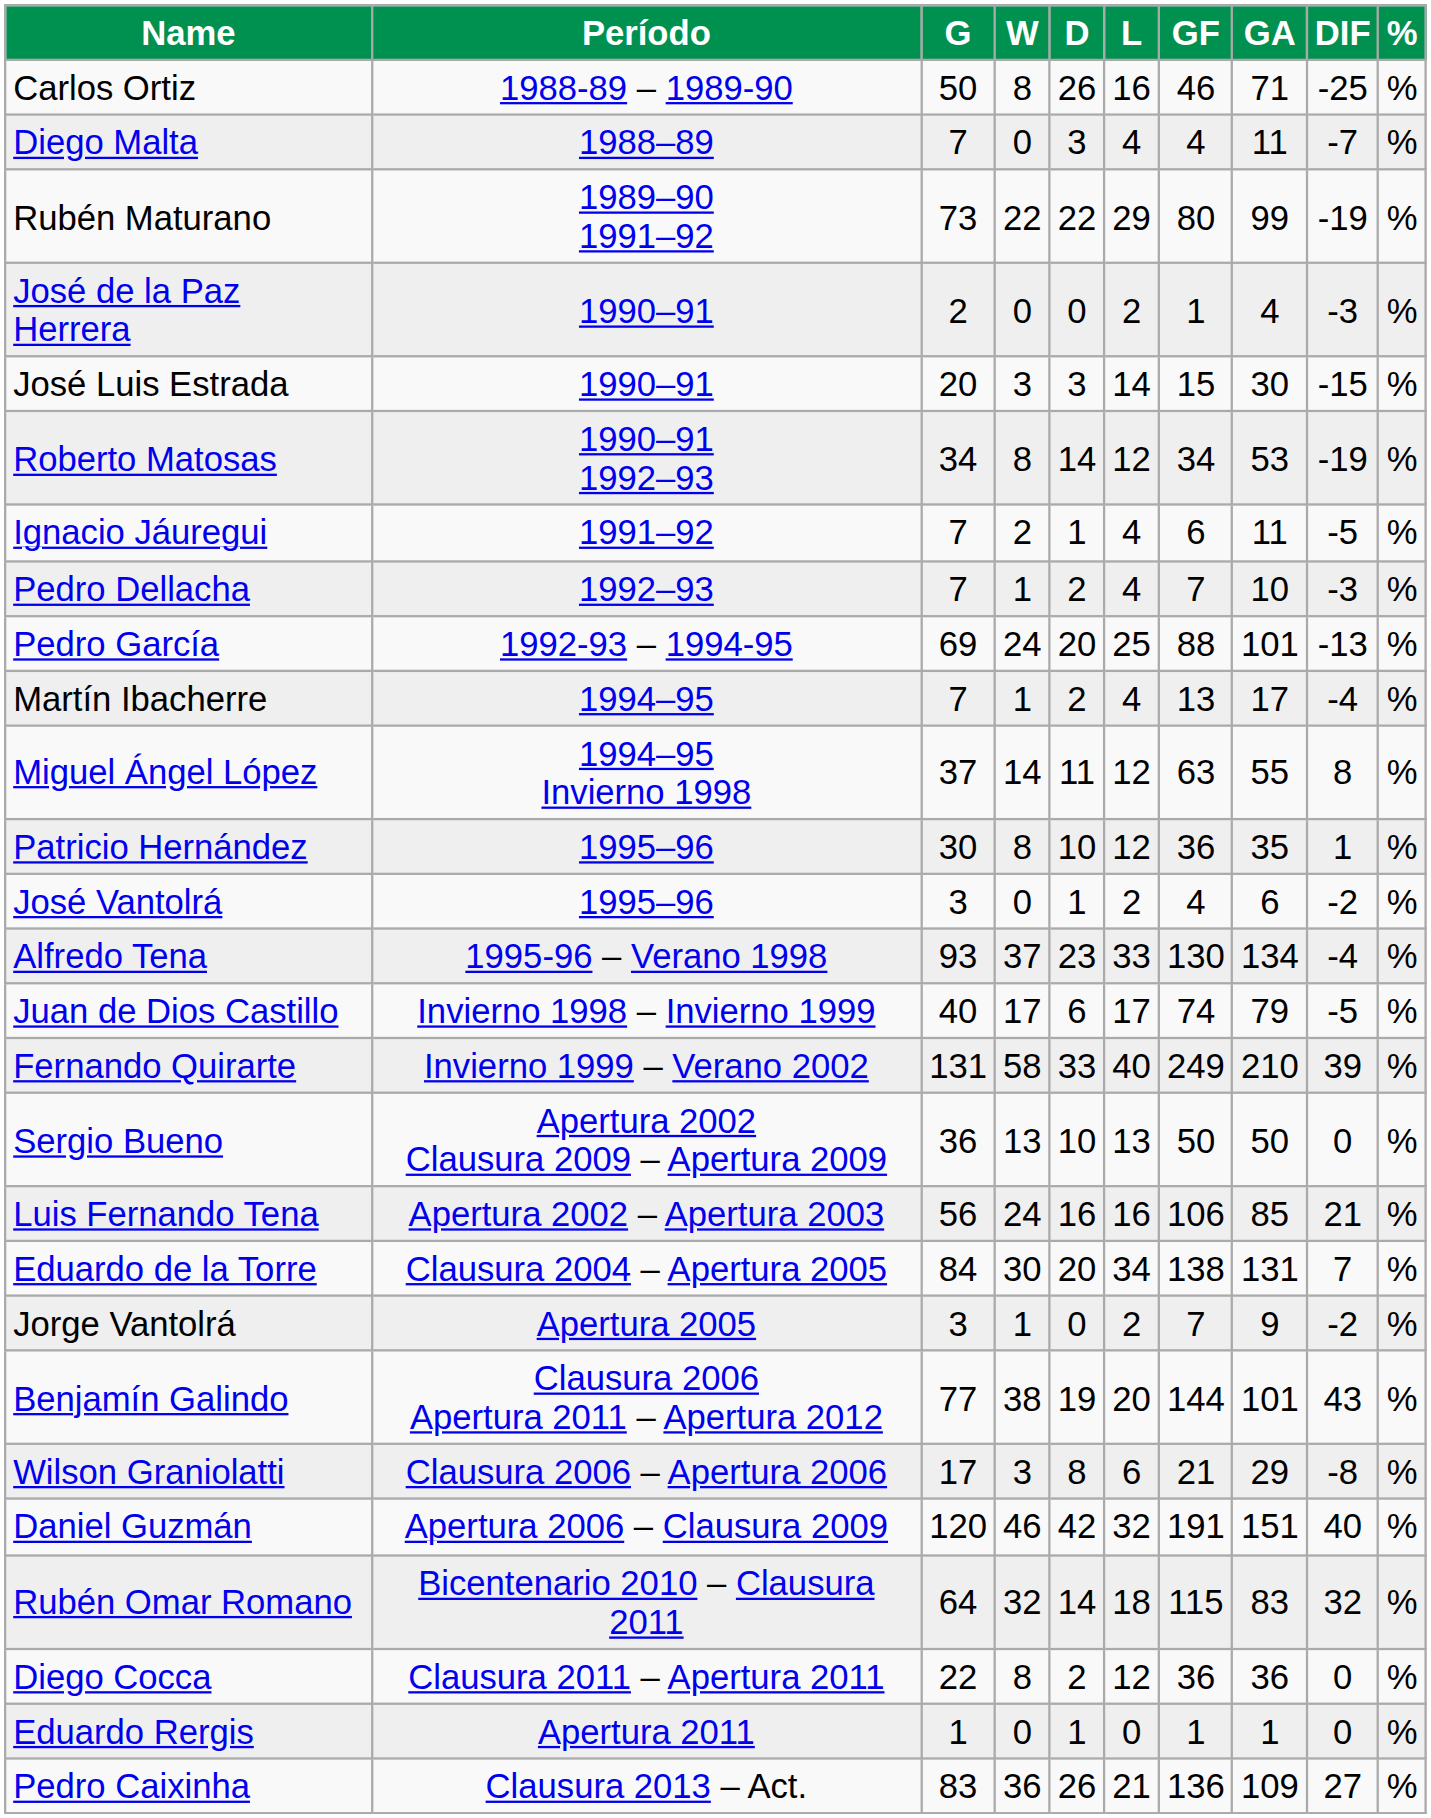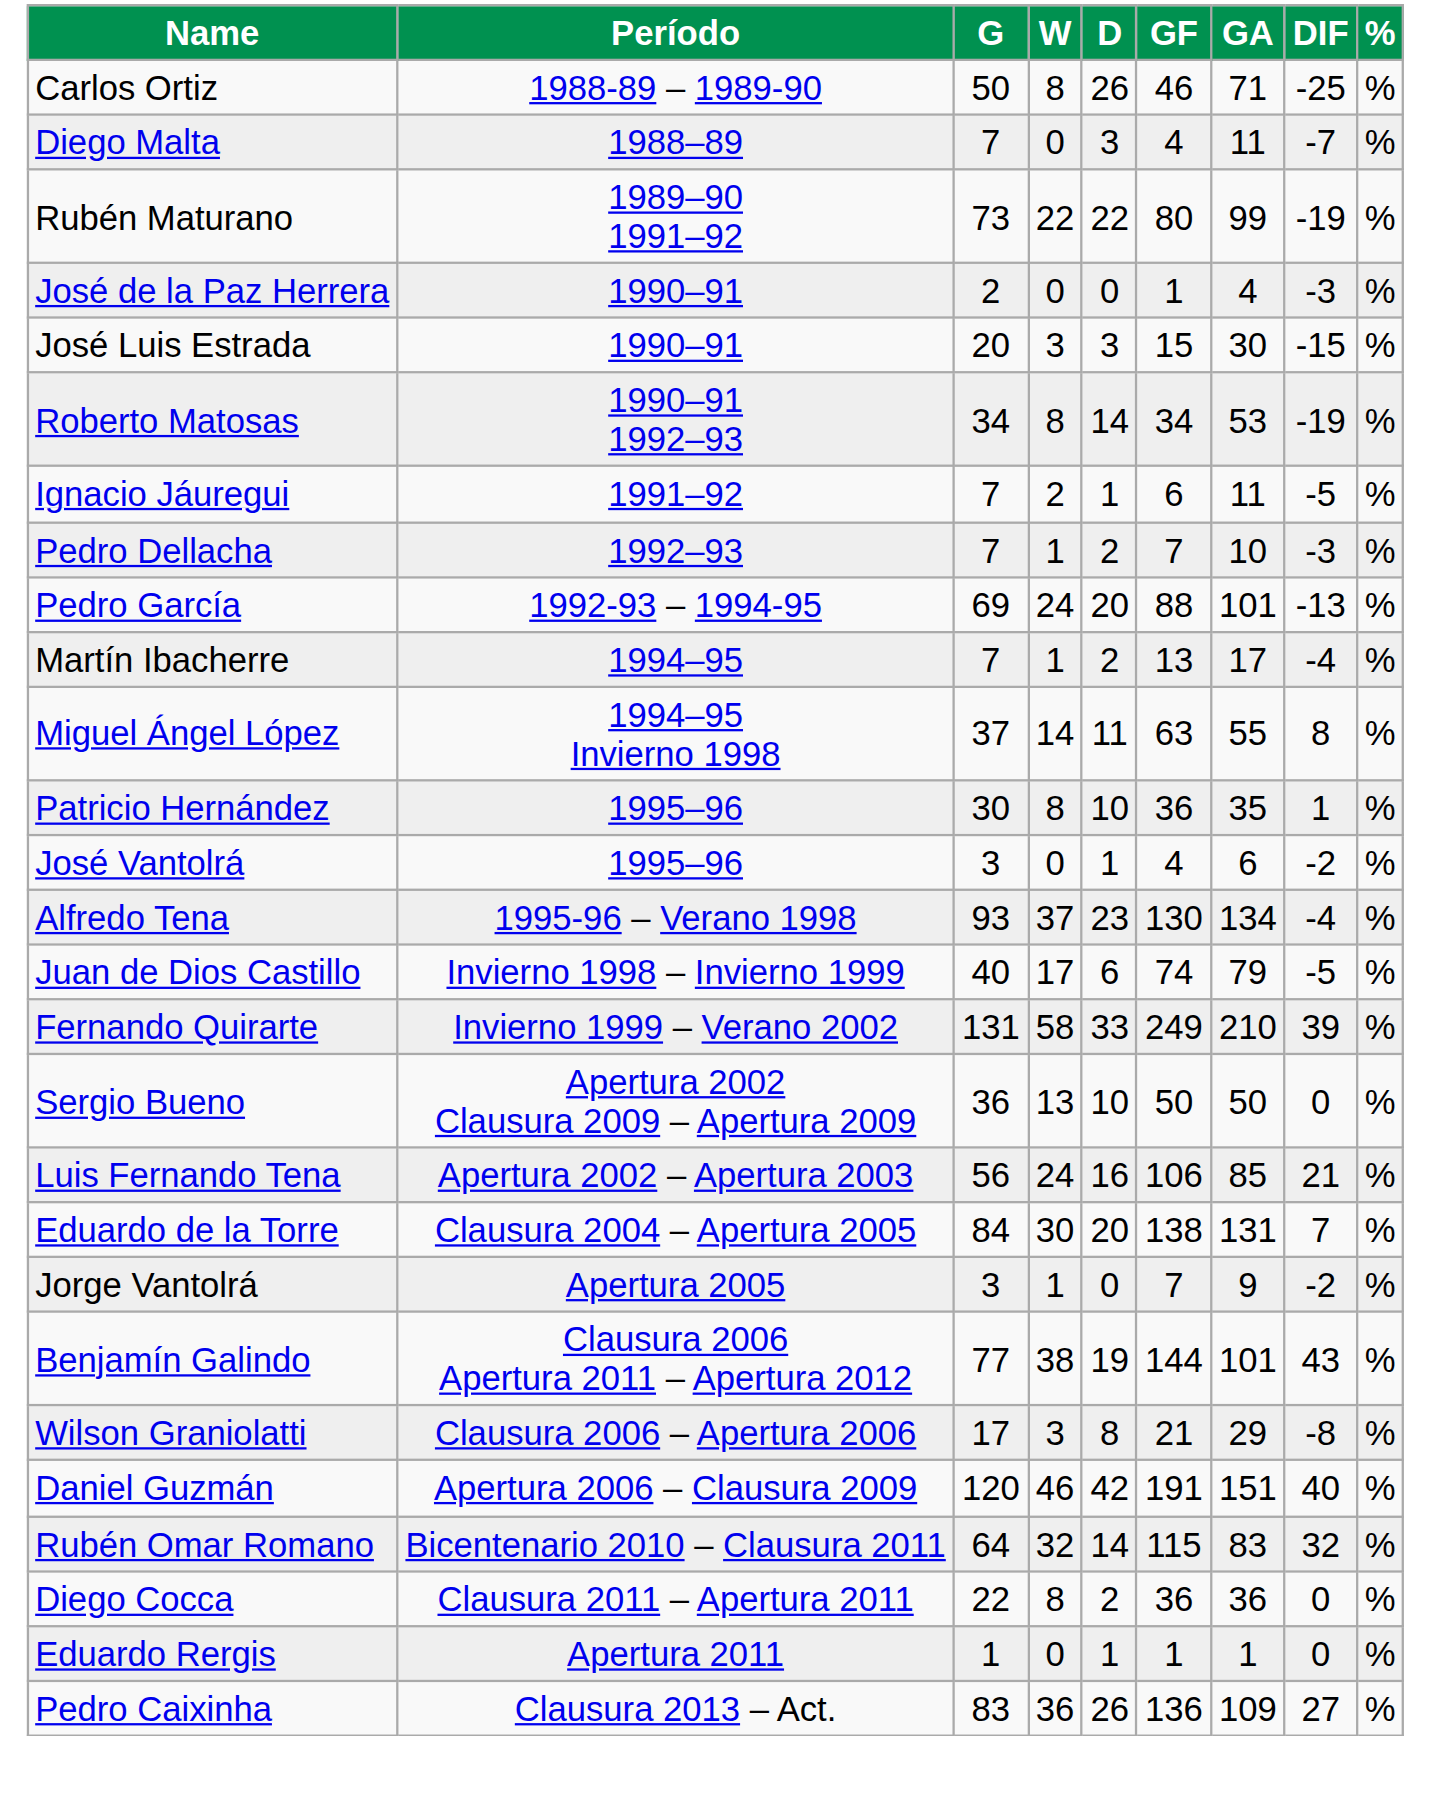- column: (1132, 33)
